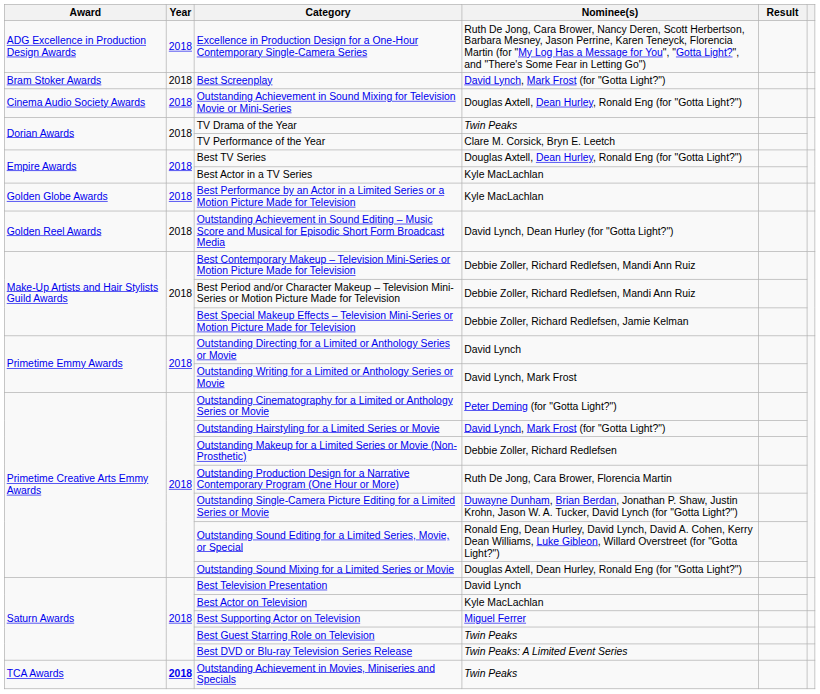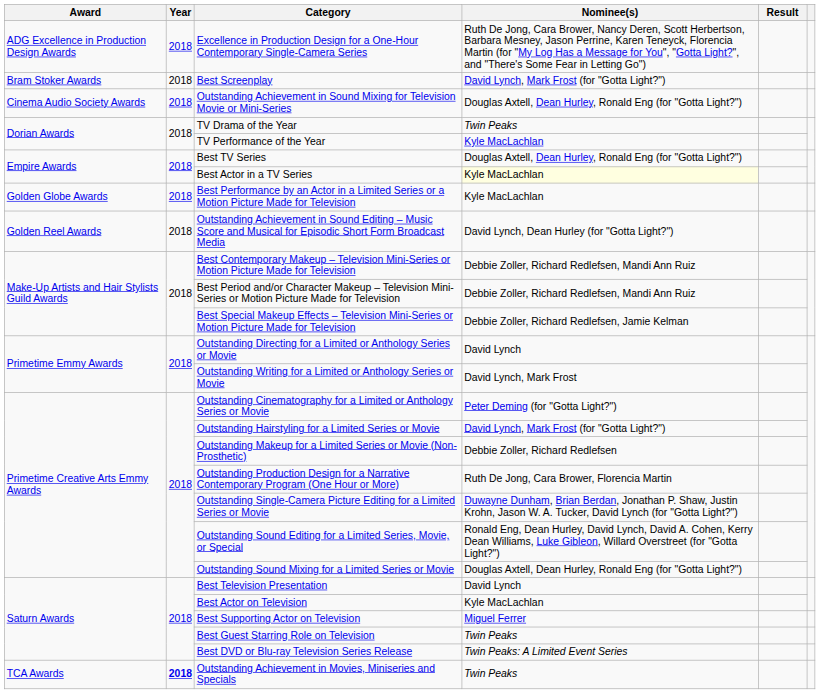(540, 142) Clare M. Corsick, Bryn E. Leetch -> (504, 142) Kyle MacLachlan
(504, 175) no background -> (504, 175) lightyellow background
